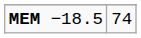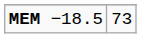(122, 19) 74 -> (122, 19) 73
